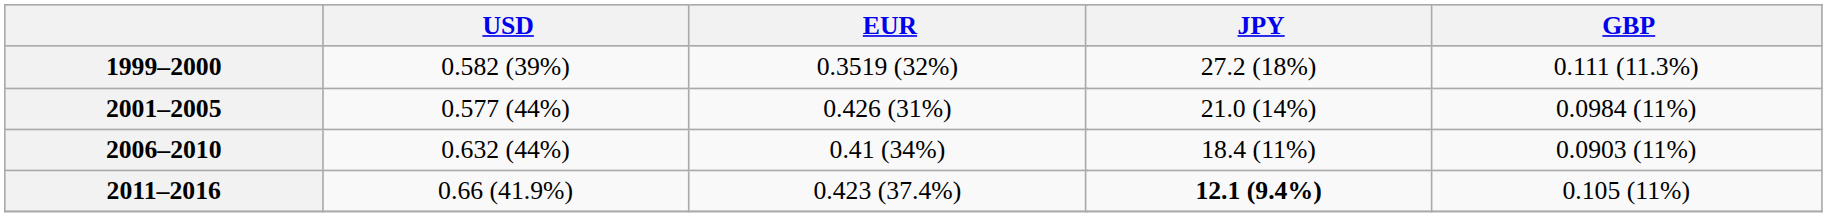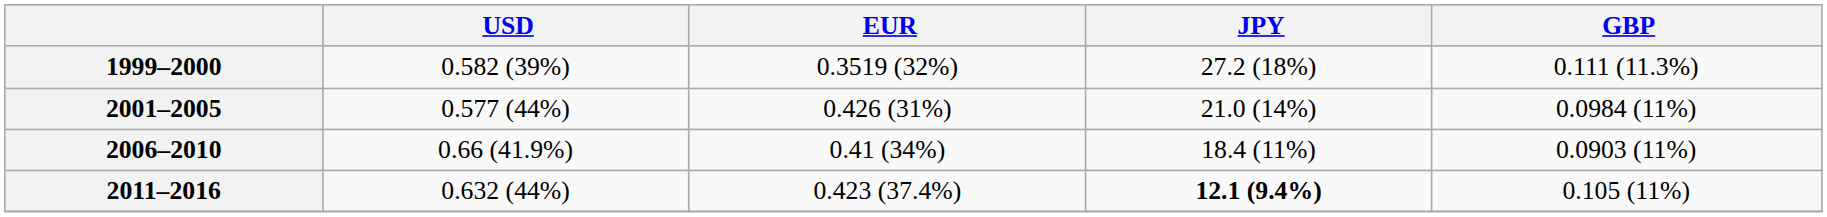(506, 149) 0.632 (44%) -> (506, 149) 0.66 (41.9%)
(506, 190) 0.66 (41.9%) -> (506, 190) 0.632 (44%)
